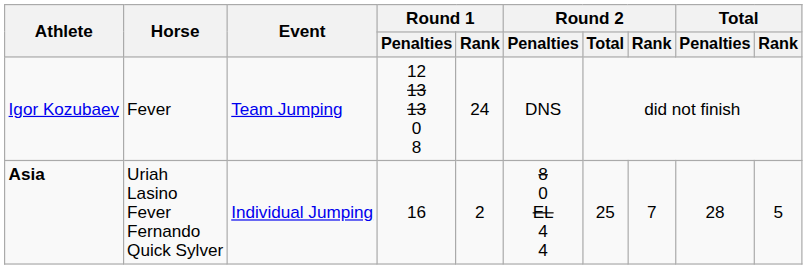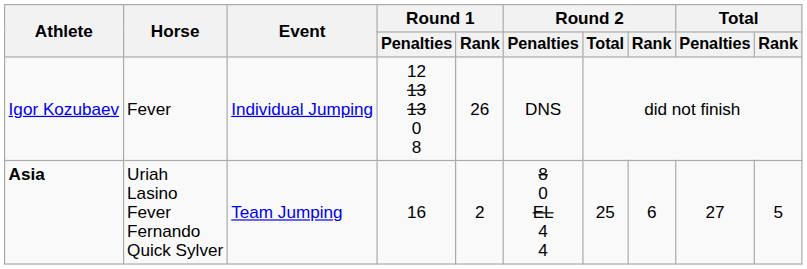(287, 109) Team Jumping -> (302, 109) Individual Jumping
(480, 109) 24 -> (480, 109) 26
(302, 212) Individual Jumping -> (287, 212) Team Jumping
(652, 212) 7 -> (652, 212) 6
(715, 212) 28 -> (715, 212) 27
